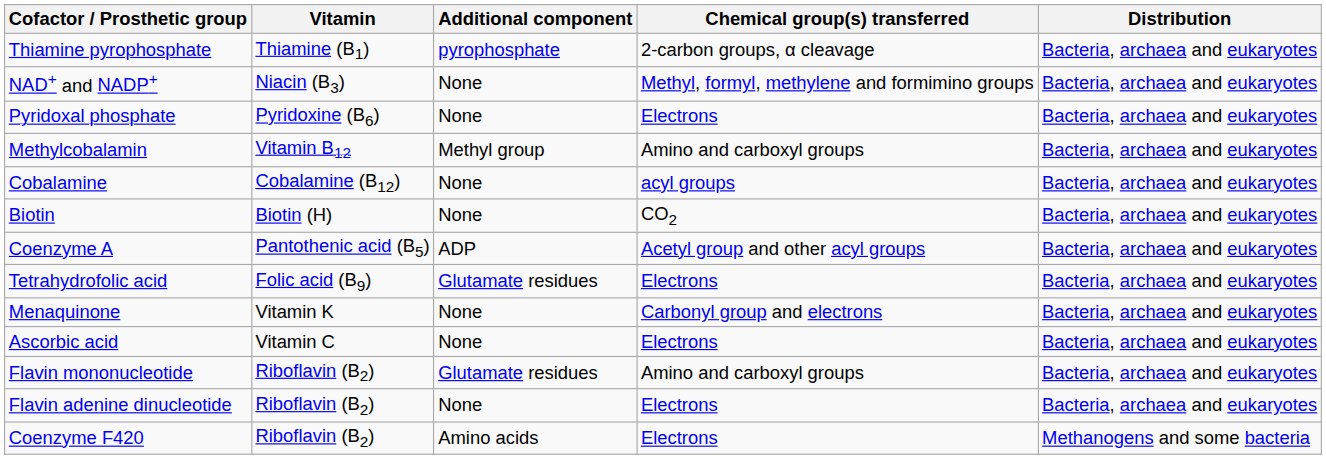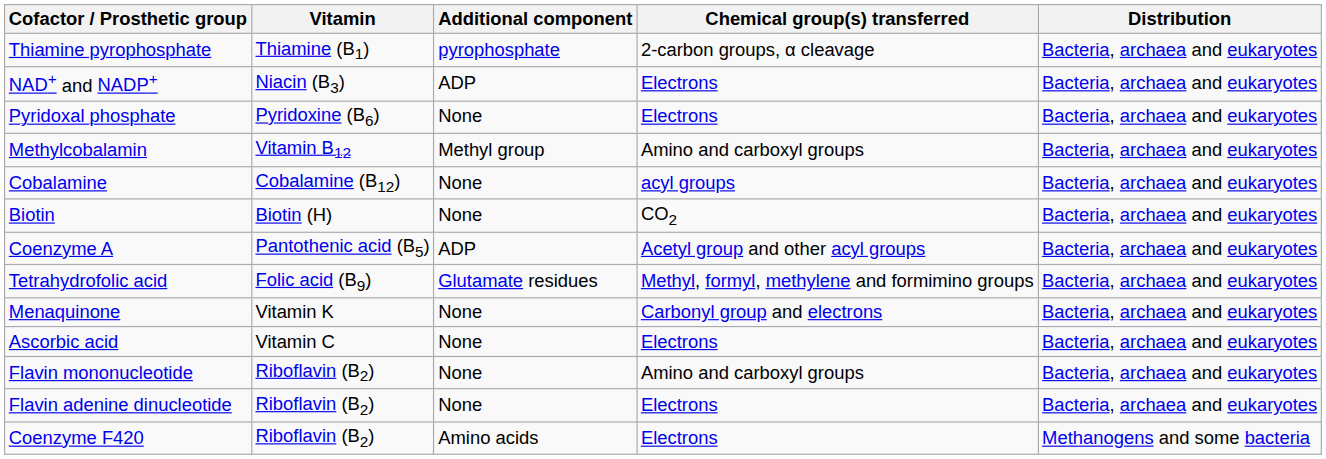(460, 83) None -> (457, 83) ADP
(837, 83) Methyl, formyl, methylene and formimino groups -> (679, 83) Electrons
(679, 281) Electrons -> (837, 281) Methyl, formyl, methylene and formimino groups
(518, 372) Glutamate residues -> (460, 372) None
